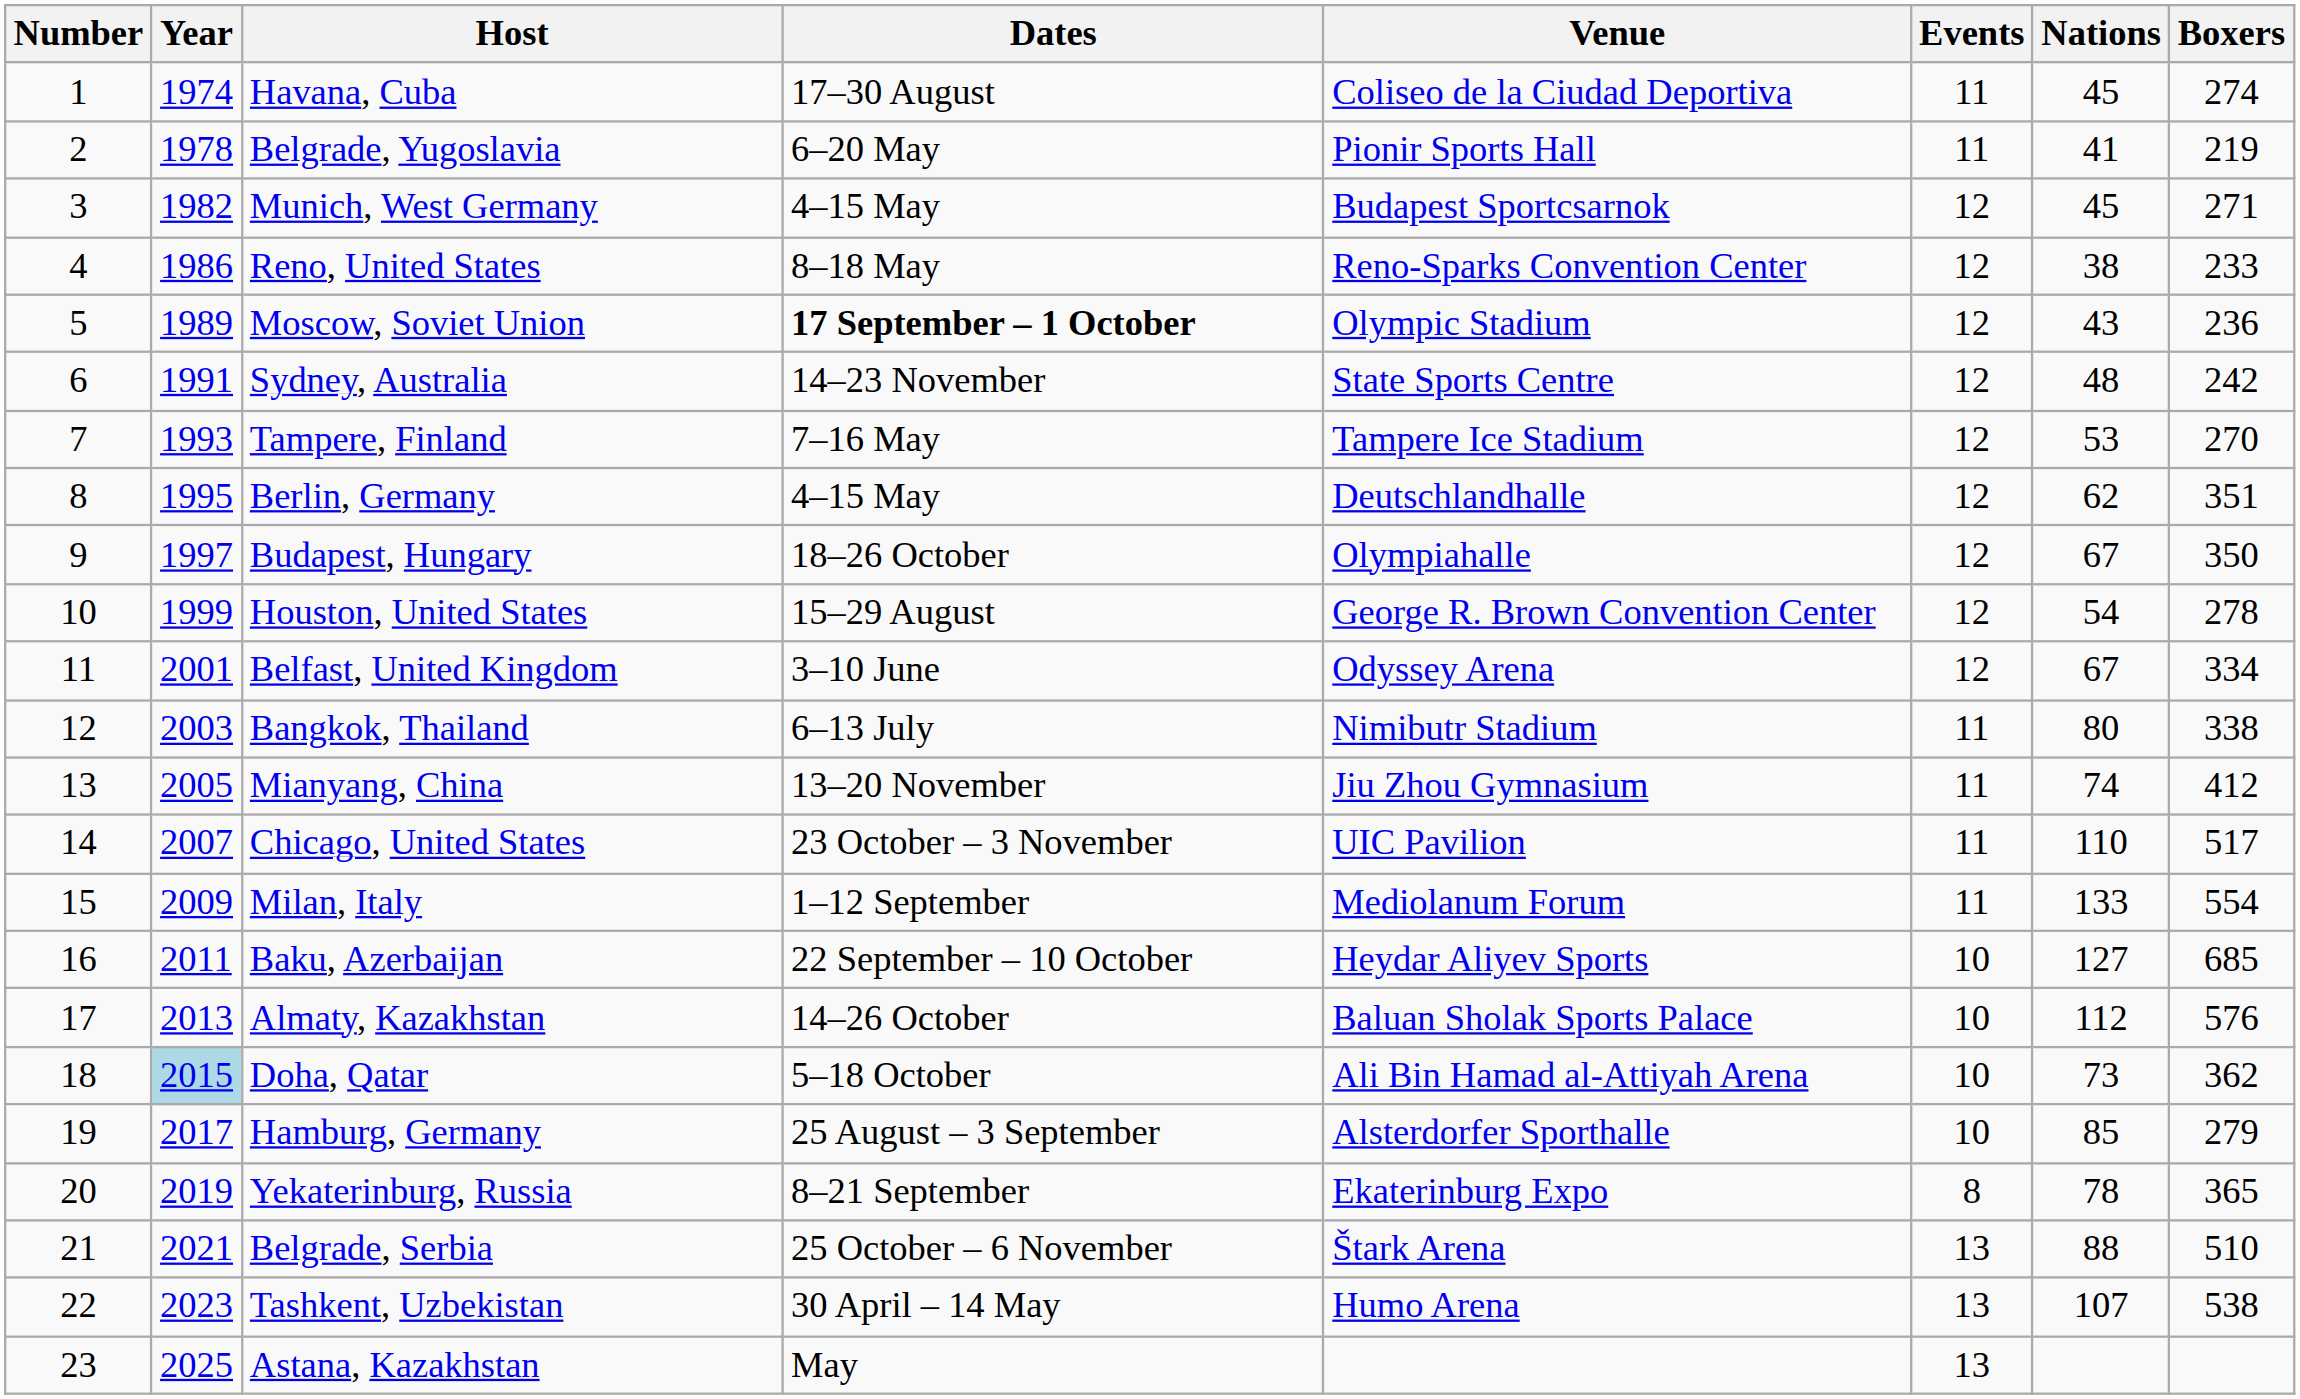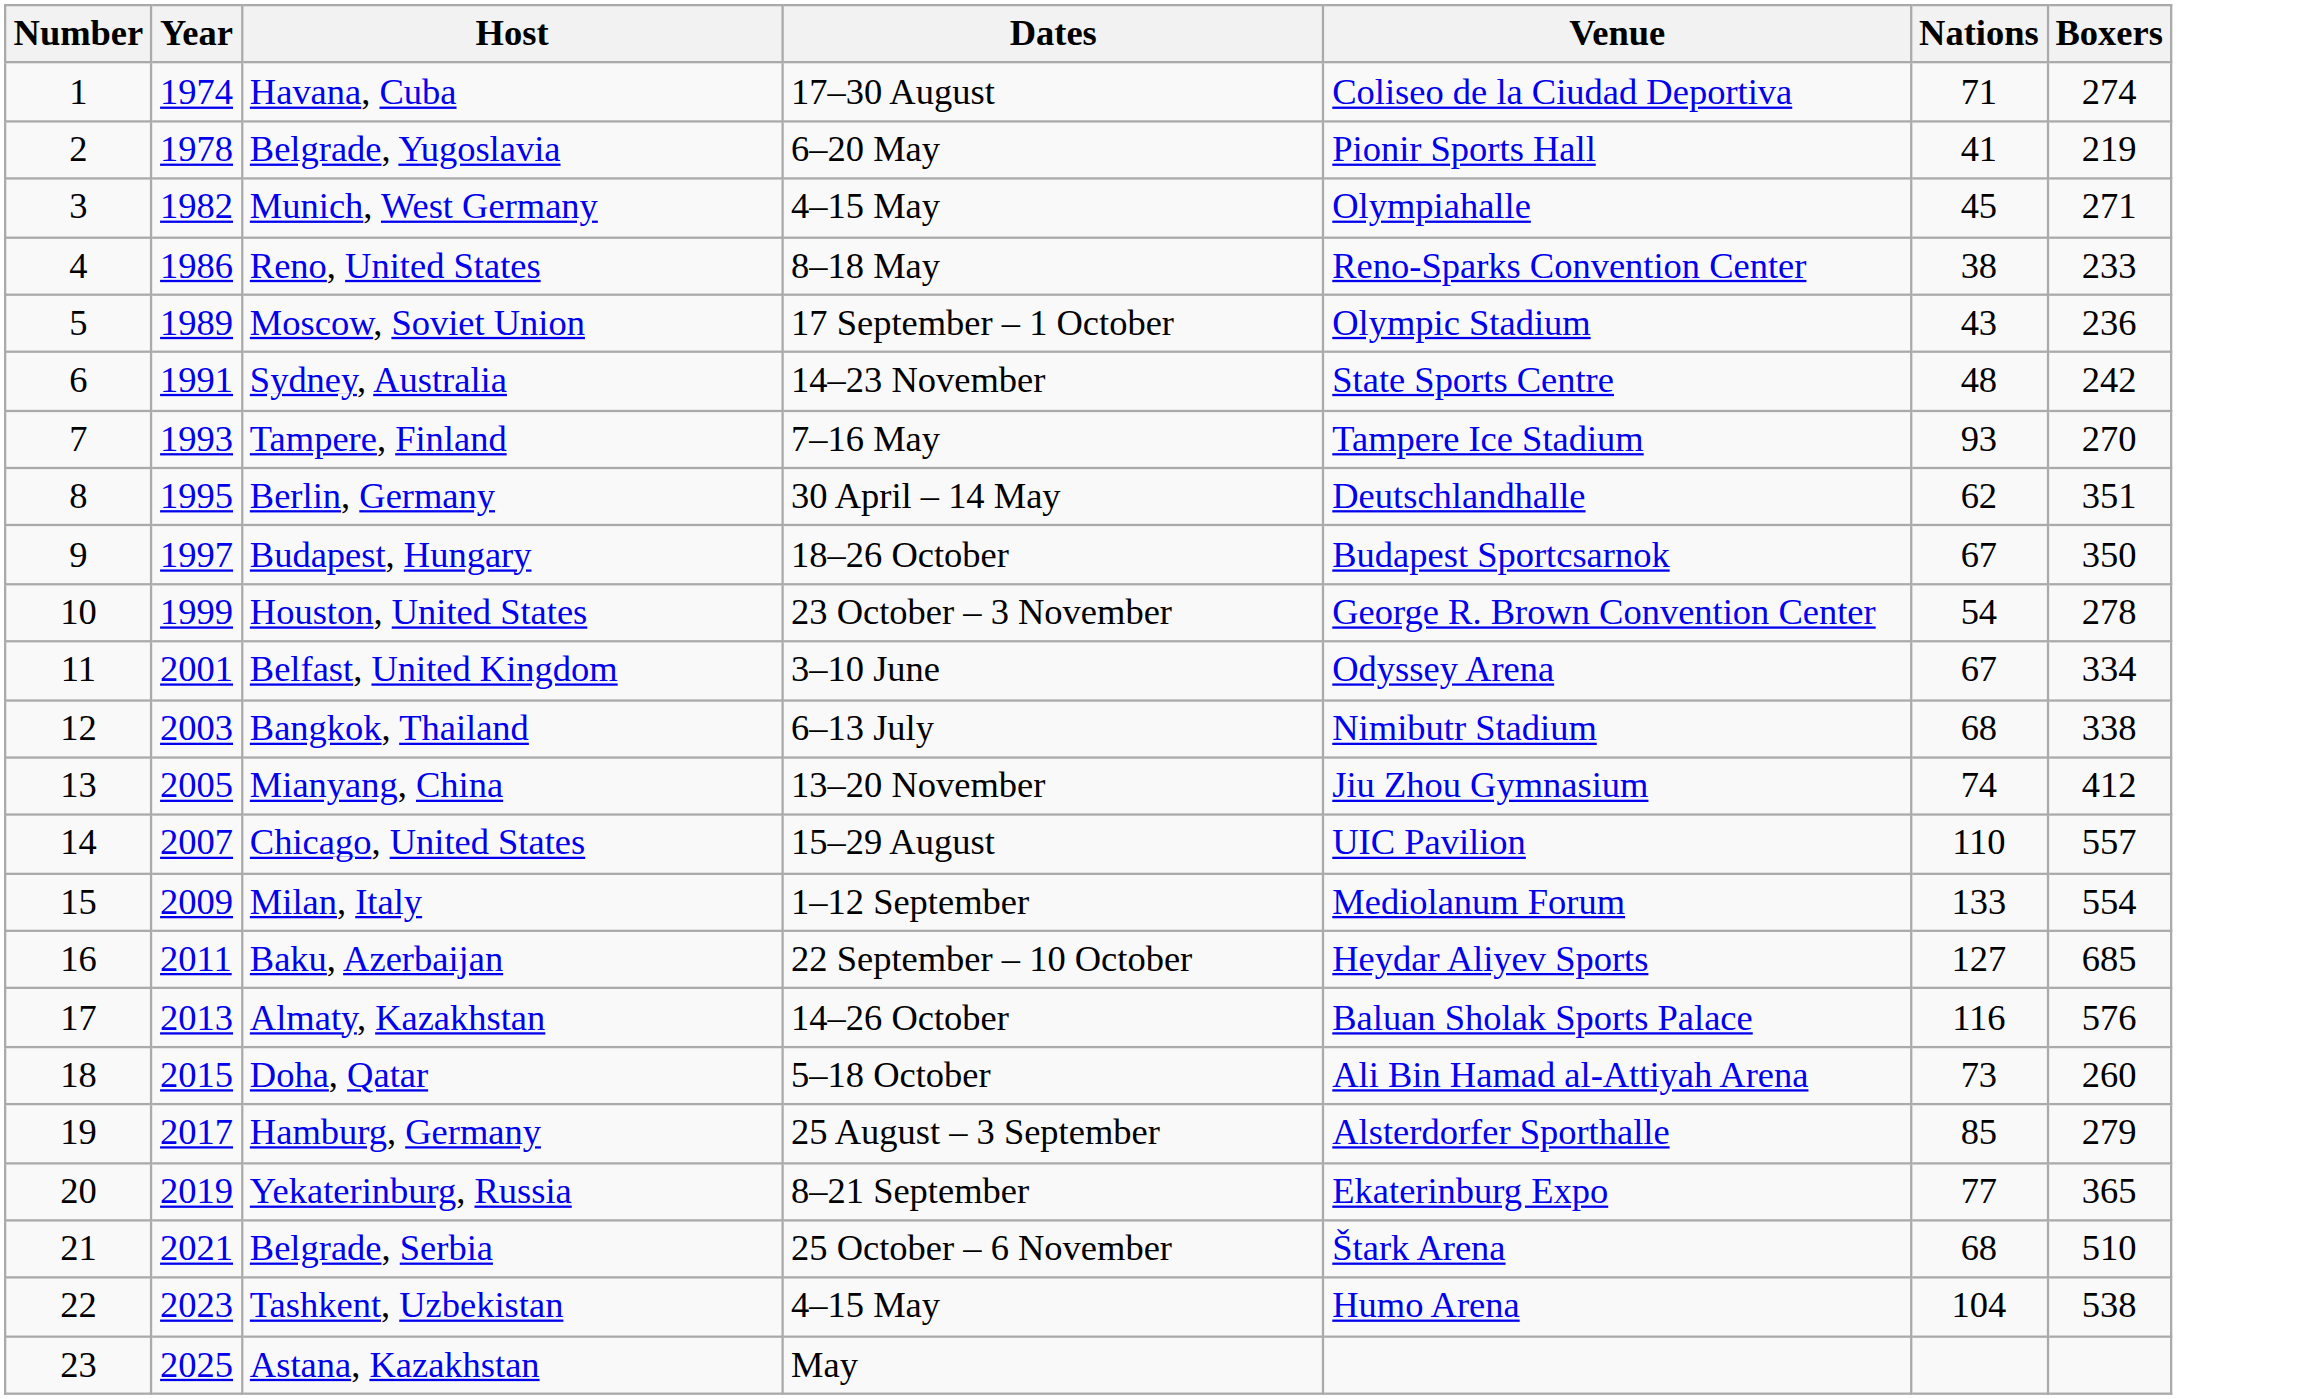- column: (1972, 33)
(2101, 91) 45 -> (1979, 91) 71
(1501, 206) Budapest Sportcsarnok -> (1432, 206) Olympiahalle
(993, 322) bold -> (983, 322) normal
(2101, 438) 53 -> (1979, 438) 93
(866, 496) 4–15 May -> (926, 496) 30 April – 14 May
(1432, 554) Olympiahalle -> (1501, 554) Budapest Sportcsarnok
(893, 611) 15–29 August -> (982, 611) 23 October – 3 November
(2101, 727) 80 -> (1979, 727) 68
(982, 843) 23 October – 3 November -> (893, 843) 15–29 August
(2231, 843) 517 -> (2109, 843) 557
(2101, 1016) 112 -> (1979, 1016) 116
(197, 1074) lightblue background -> (197, 1074) no background
(2231, 1074) 362 -> (2109, 1074) 260
(2101, 1190) 78 -> (1979, 1190) 77
(2101, 1248) 88 -> (1979, 1248) 68
(926, 1306) 30 April – 14 May -> (866, 1306) 4–15 May
(2101, 1306) 107 -> (1979, 1306) 104
